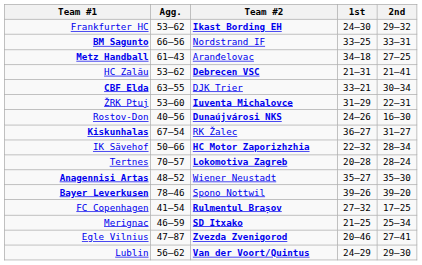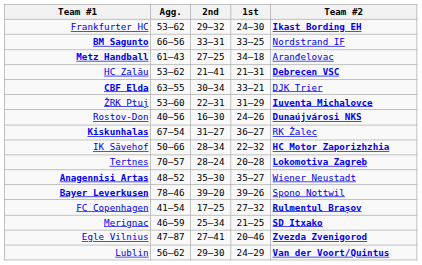columns swapped: (264, 12) <-> (397, 12)
